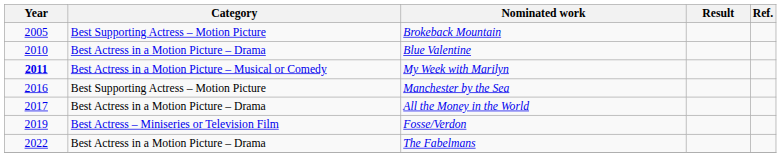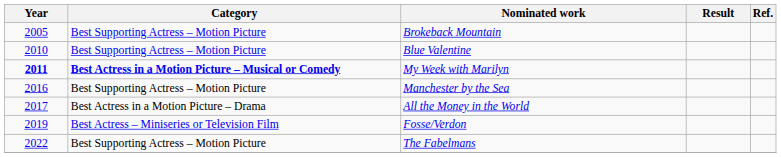(168, 50) Best Actress in a Motion Picture – Drama -> (168, 50) Best Supporting Actress – Motion Picture
(199, 69) normal -> (206, 69) bold
(168, 143) Best Actress in a Motion Picture – Drama -> (168, 143) Best Supporting Actress – Motion Picture
